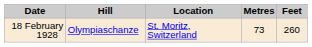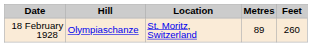(259, 30) 73 -> (259, 30) 89
